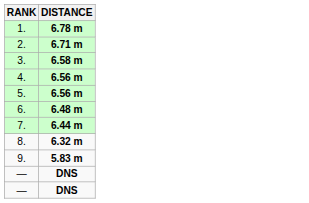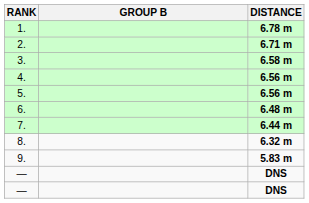+ column: (143, 13)
